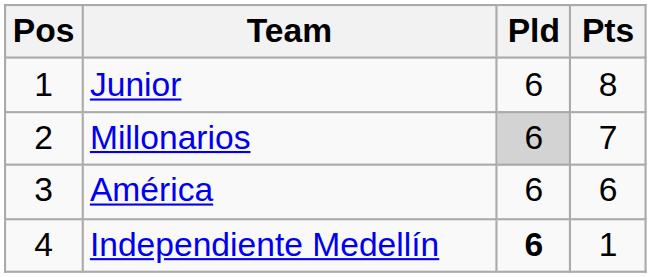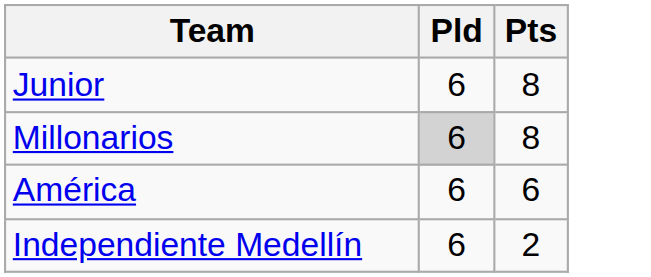- column: (44, 31)
(608, 137) 7 -> (531, 137) 8
(534, 244) bold -> (457, 244) normal
(608, 244) 1 -> (531, 244) 2
